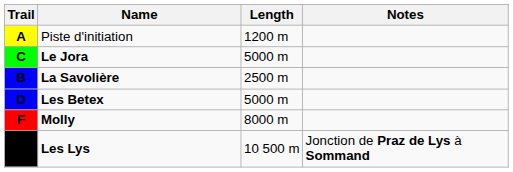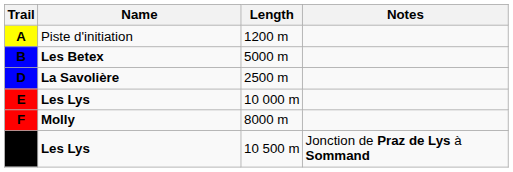- row: (21, 57)
(80, 78) La Savolière -> (72, 57) Les Betex
(266, 78) 2500 m -> (266, 57) 5000 m
(72, 99) Les Betex -> (80, 78) La Savolière
(266, 99) 5000 m -> (266, 78) 2500 m
+ row: (21, 99)
